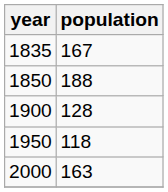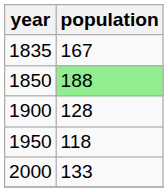(77, 80) no background -> (77, 80) lightgreen background
(77, 171) 163 -> (77, 171) 133
